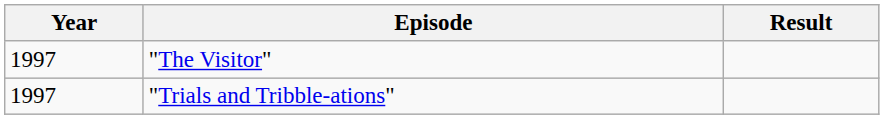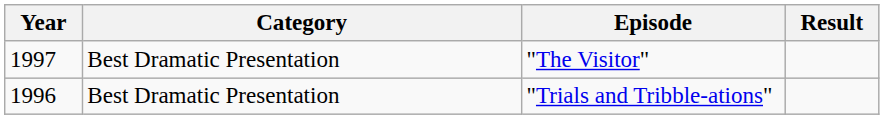+ column: (302, 22)
(33, 95) 1997 -> (33, 95) 1996
